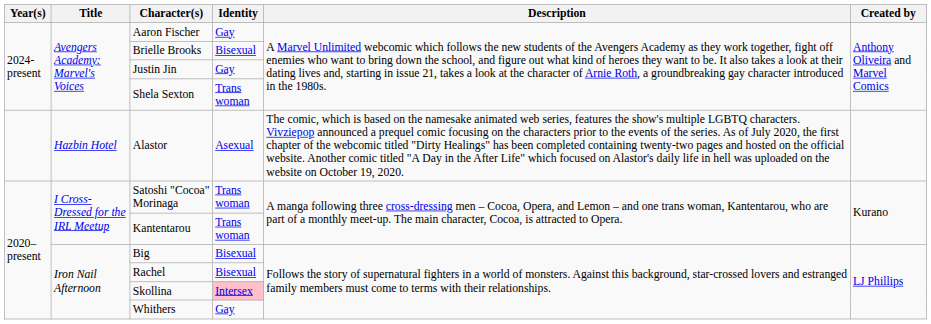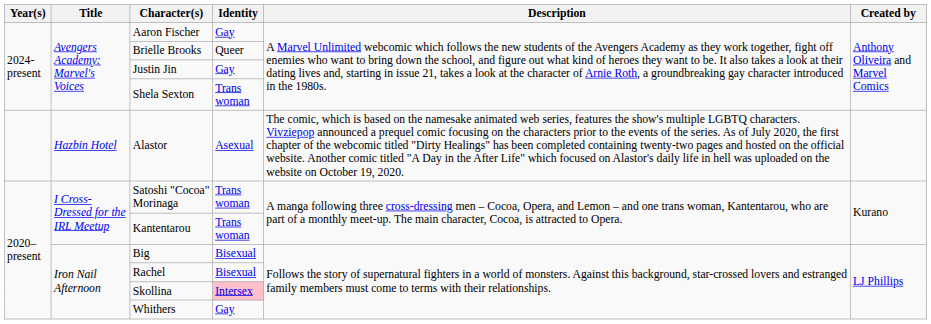(236, 50) Bisexual -> (229, 50) Queer
